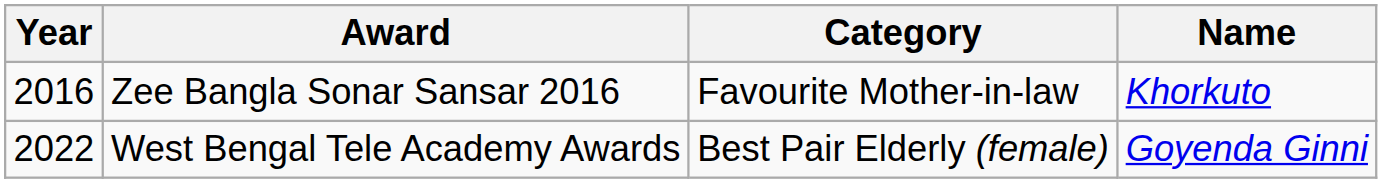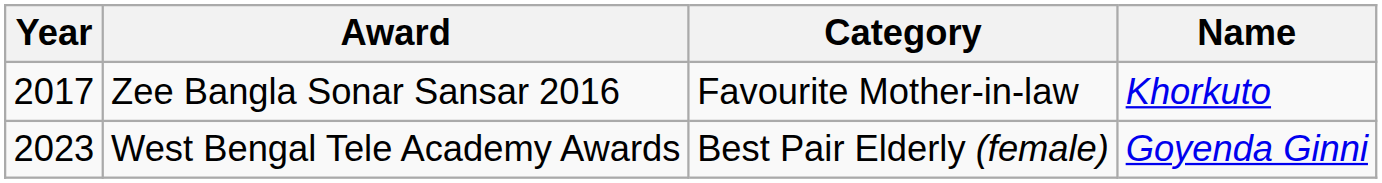(54, 90) 2016 -> (54, 90) 2017
(54, 148) 2022 -> (54, 148) 2023
